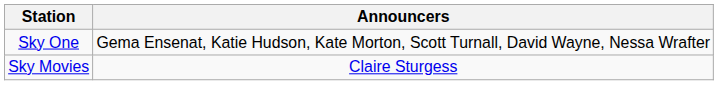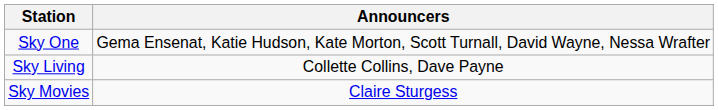+ row: (49, 67)
